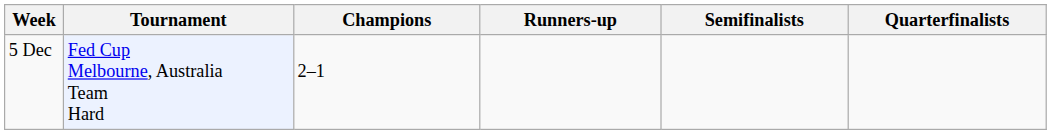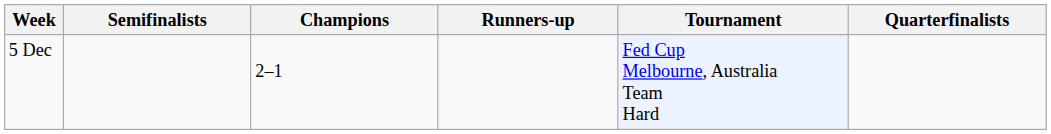columns swapped: (178, 19) <-> (754, 19)
